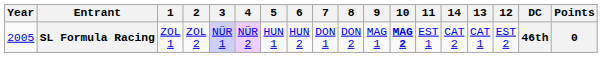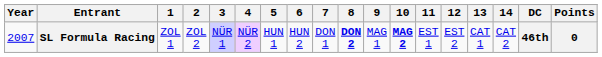columns swapped: (506, 13) <-> (454, 13)
(21, 37) 2005 -> (21, 37) 2007
(351, 37) normal -> (351, 37) bold
